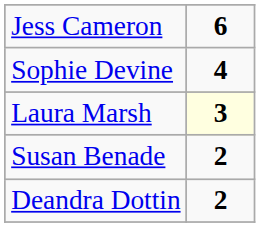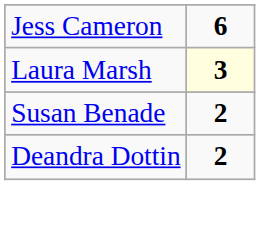- row: (92, 69)
